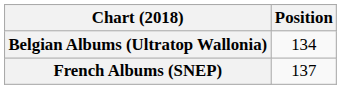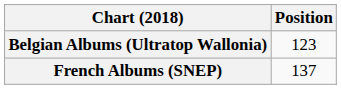(304, 44) 134 -> (304, 44) 123
